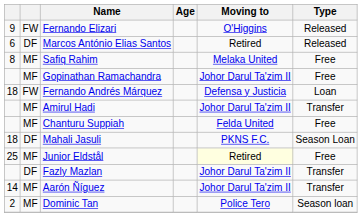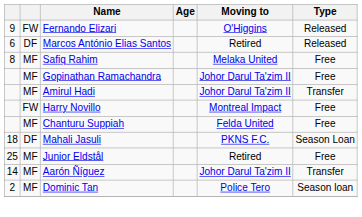- row: (102, 92)
+ row: (72, 108)
(245, 156) lightyellow background -> (245, 156) no background
- row: (73, 172)
